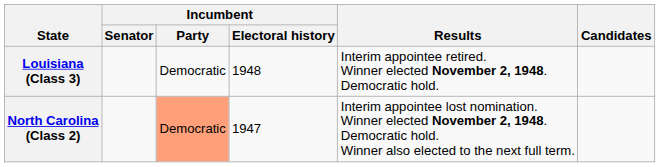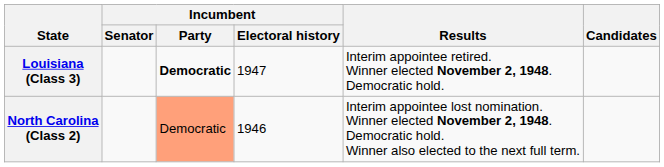(193, 71) normal -> (195, 71) bold
(246, 71) 1948 -> (252, 71) 1947
(246, 128) 1947 -> (252, 128) 1946
